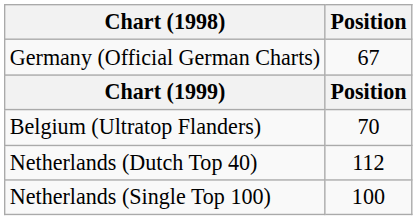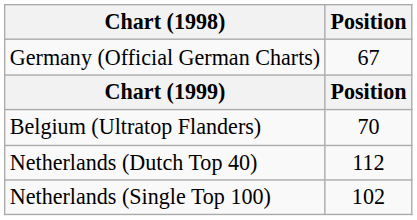(368, 197) 100 -> (368, 197) 102
